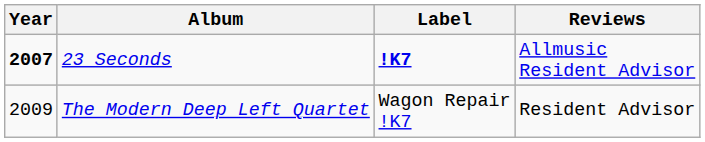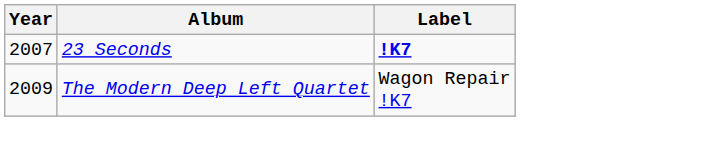- column: (607, 20)
(31, 60) bold -> (31, 50) normal
